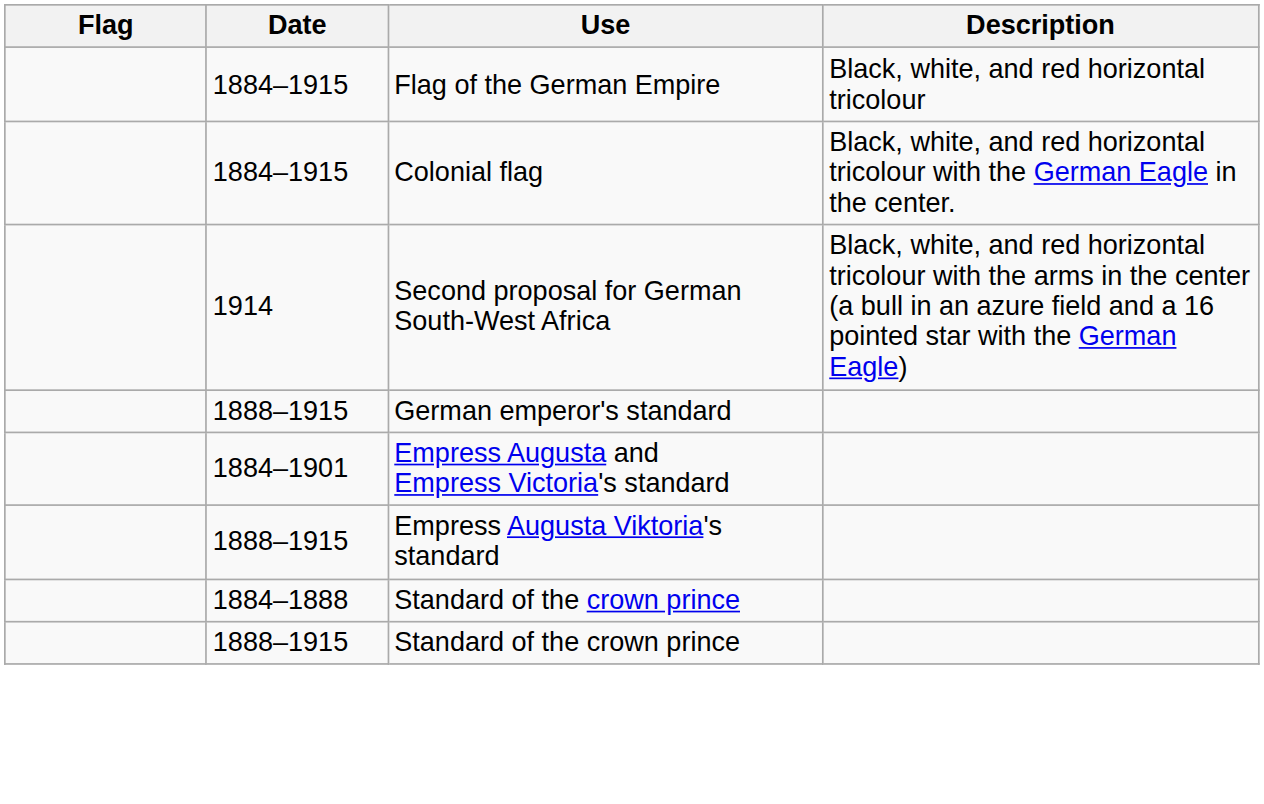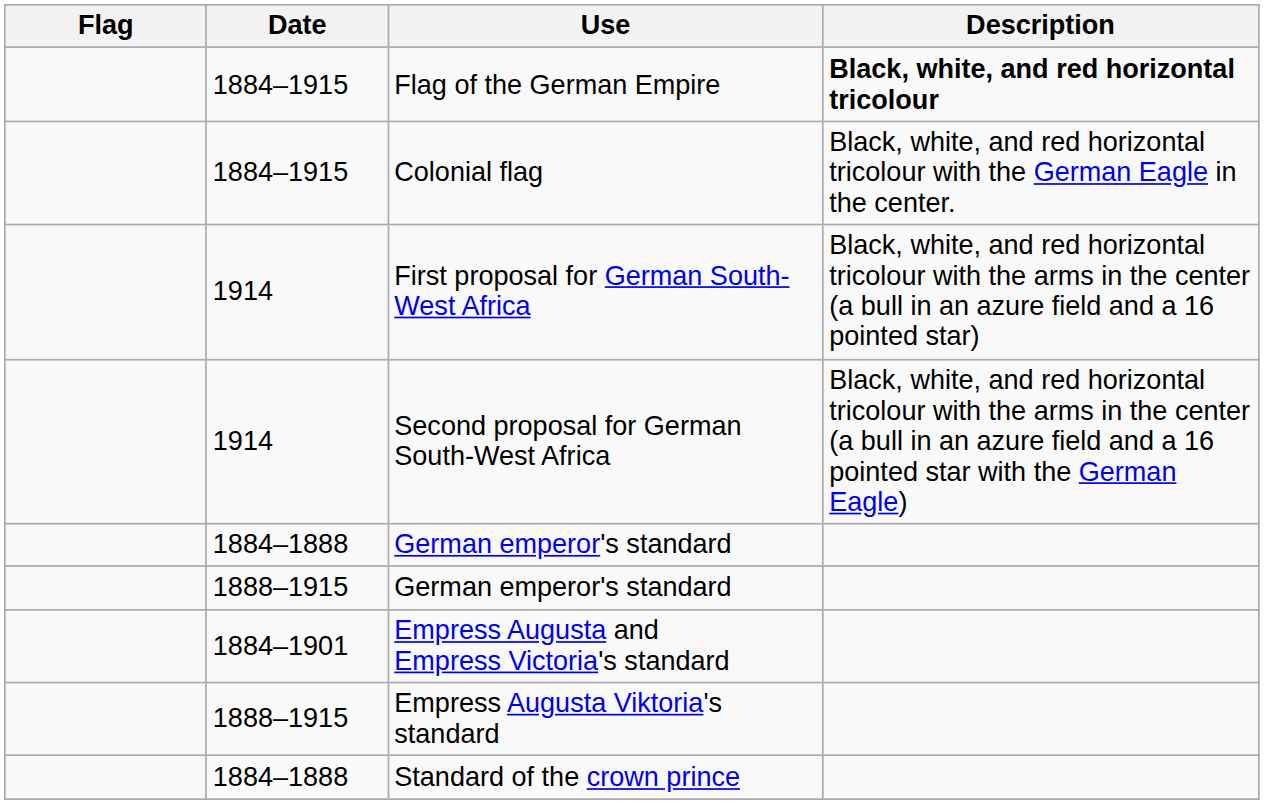(1017, 84) normal -> (1032, 84) bold
+ row: (243, 291)
+ row: (280, 544)
- row: (280, 642)
